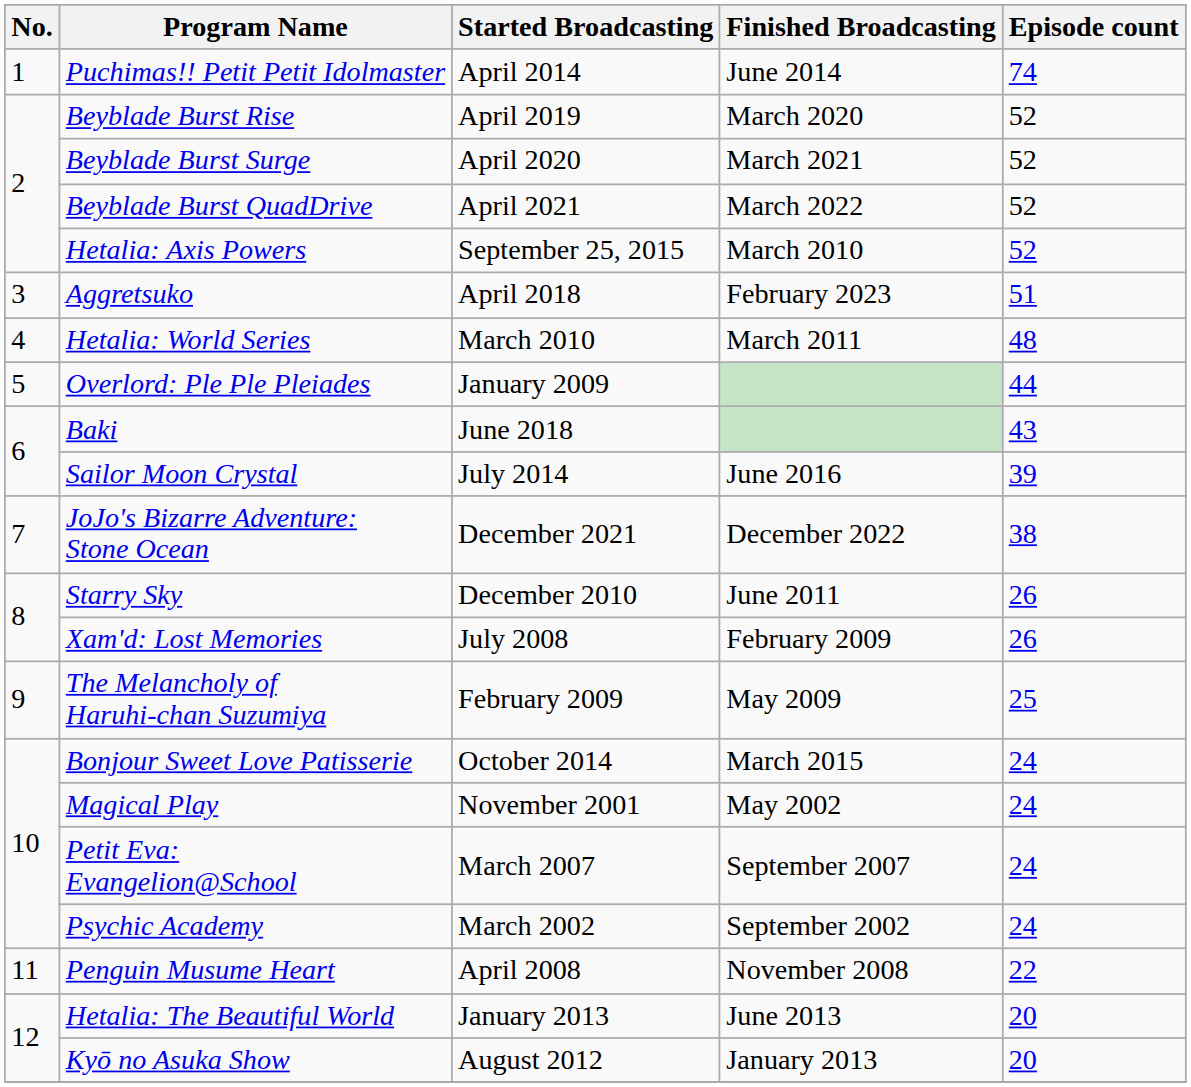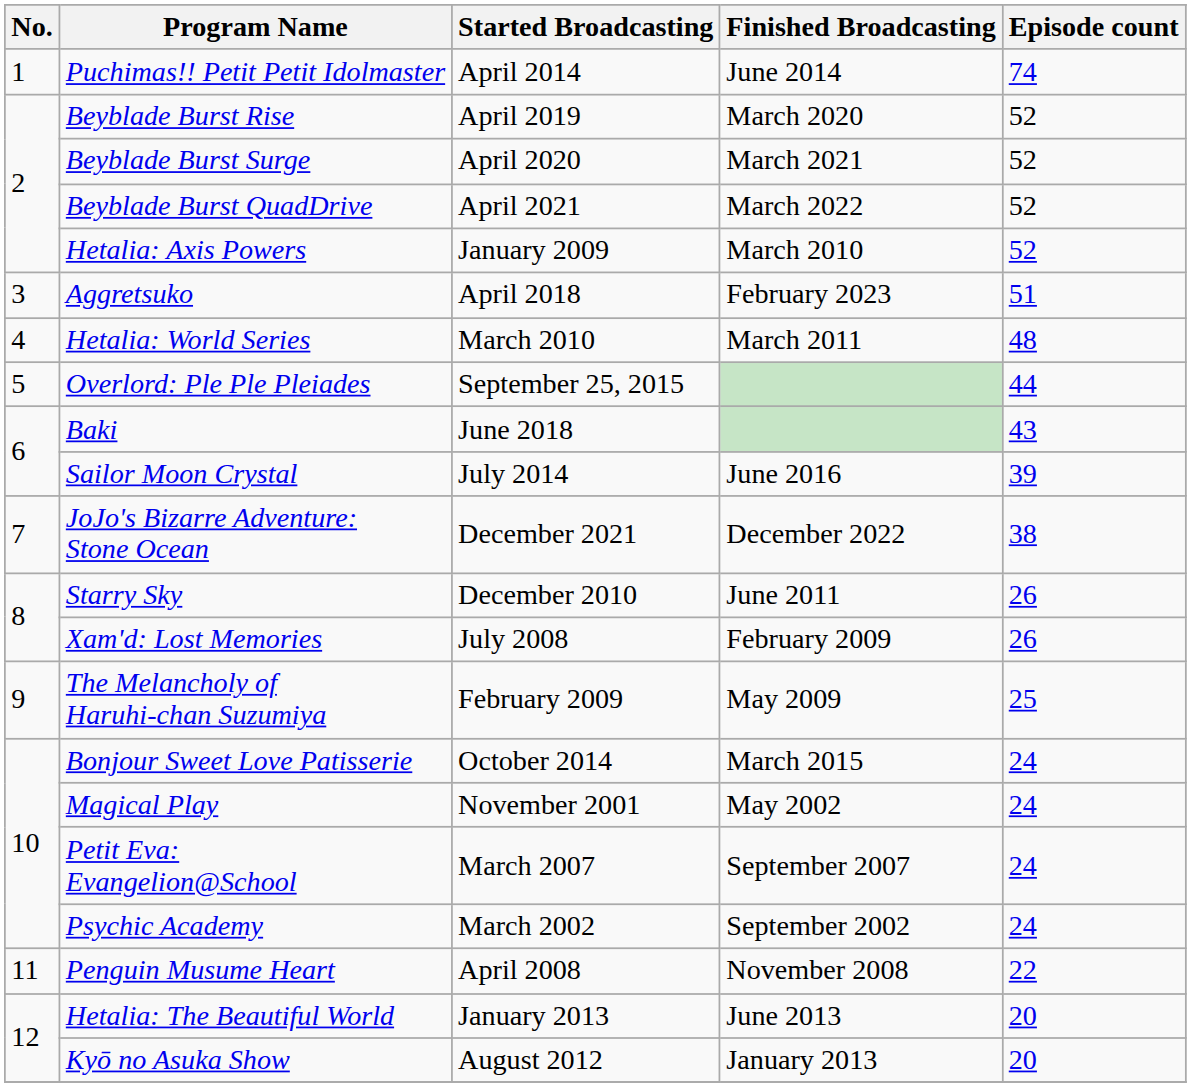(571, 250) September 25, 2015 -> (534, 250) January 2009
(534, 384) January 2009 -> (571, 384) September 25, 2015
